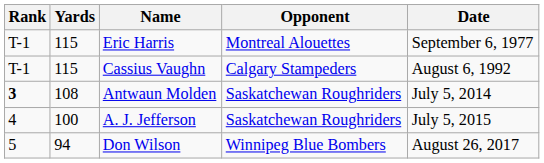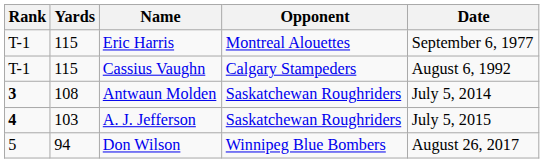(12, 119) normal -> (12, 119) bold
(66, 119) 100 -> (66, 119) 103
